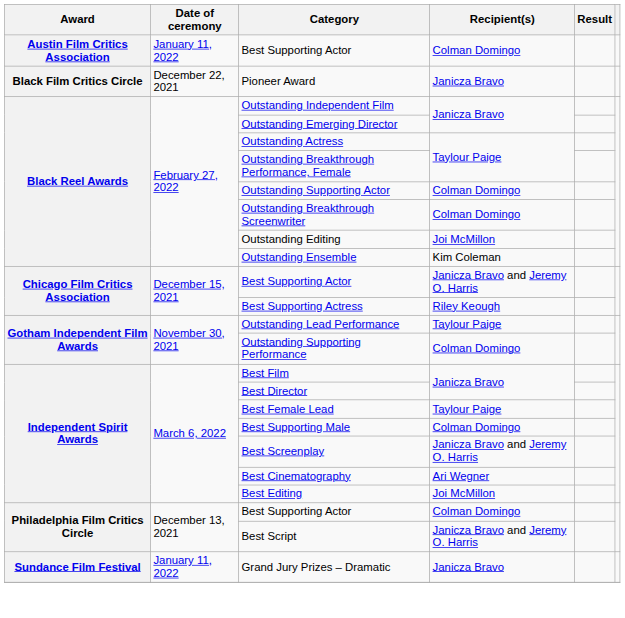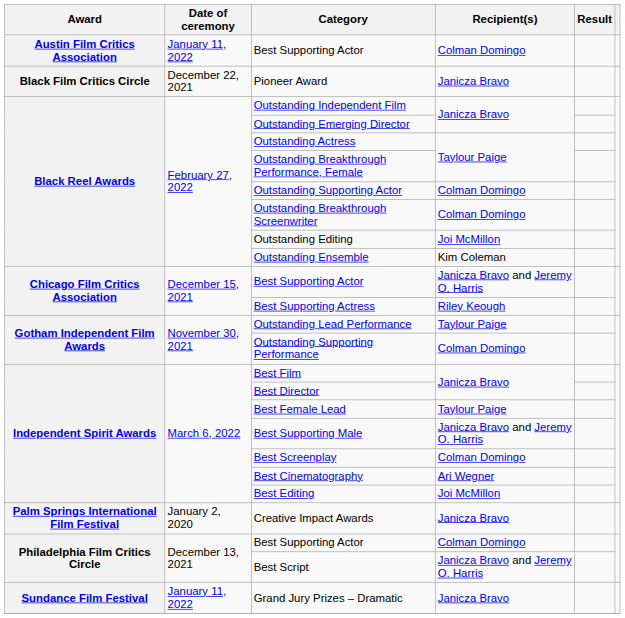(476, 427) Colman Domingo -> (505, 433) Janicza Bravo and Jeremy O. Harris
(500, 451) Janicza Bravo and Jeremy O. Harris -> (482, 458) Colman Domingo
+ row: (85, 518)
